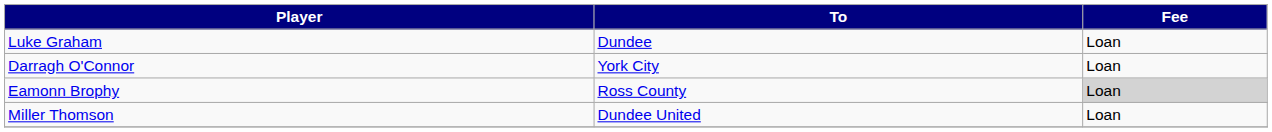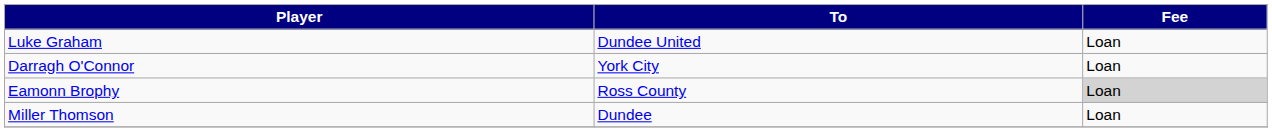(625, 42) Dundee -> (649, 42) Dundee United
(649, 115) Dundee United -> (625, 115) Dundee
